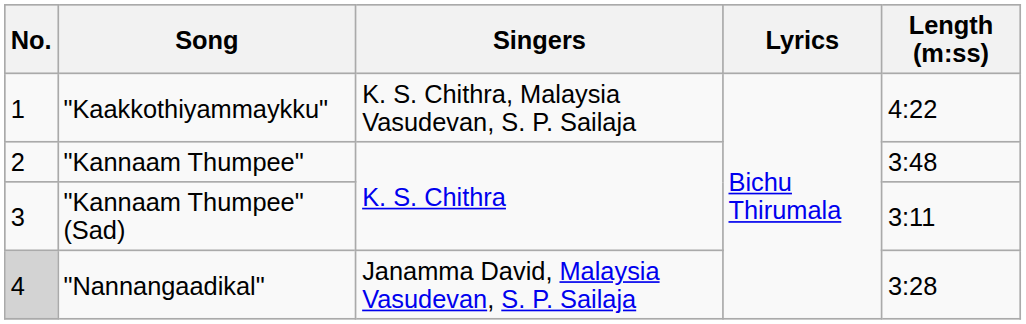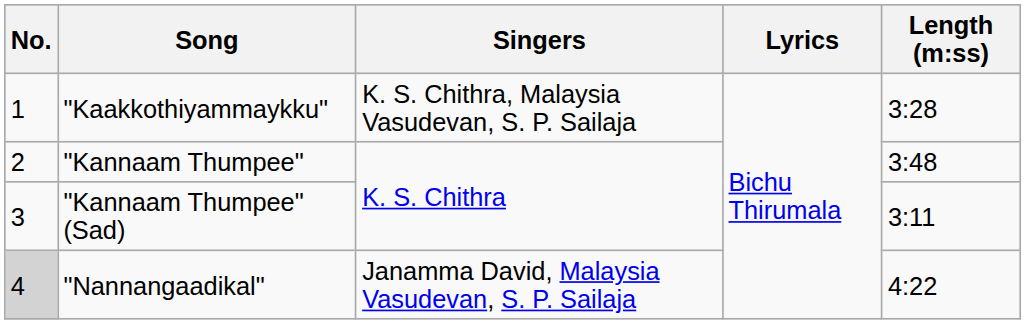(913, 108) 4:22 -> (913, 108) 3:28
(913, 285) 3:28 -> (913, 285) 4:22
